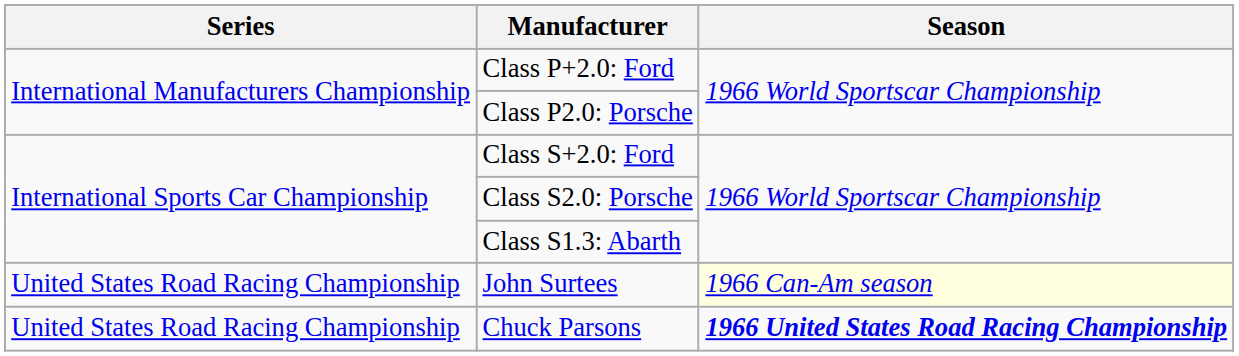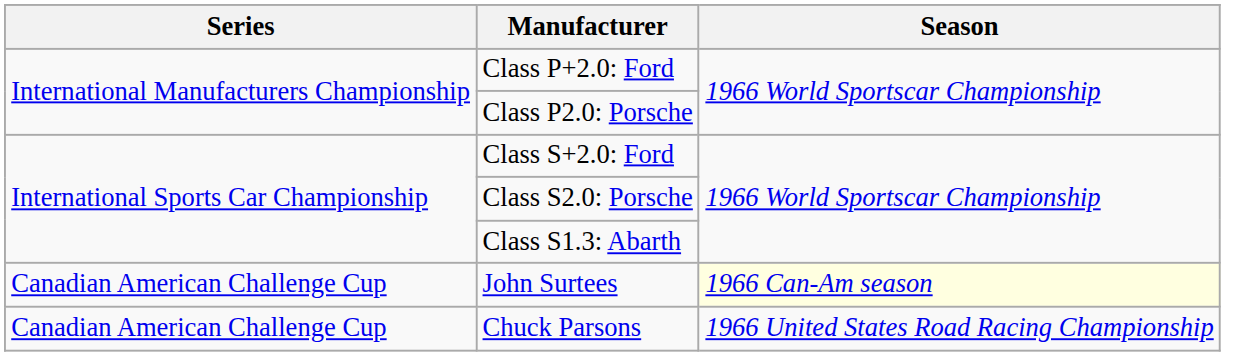(235, 284) United States Road Racing Championship -> (199, 284) Canadian American Challenge Cup
(235, 327) United States Road Racing Championship -> (199, 327) Canadian American Challenge Cup
(966, 327) bold -> (960, 327) normal
